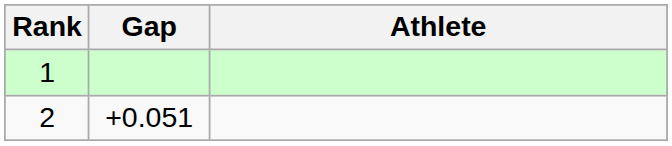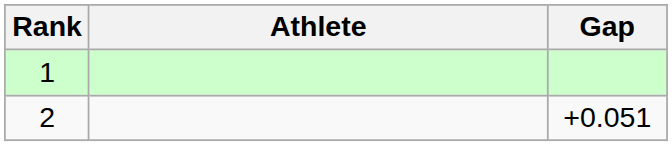columns swapped: (438, 27) <-> (149, 27)
